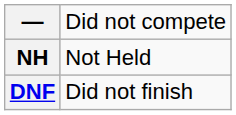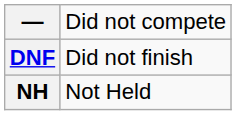rows swapped: (32, 92) <-> (32, 57)
